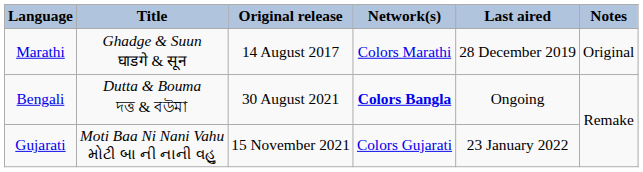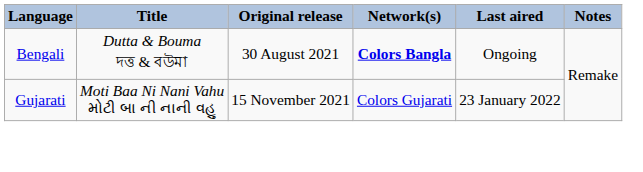- row: (40, 51)
